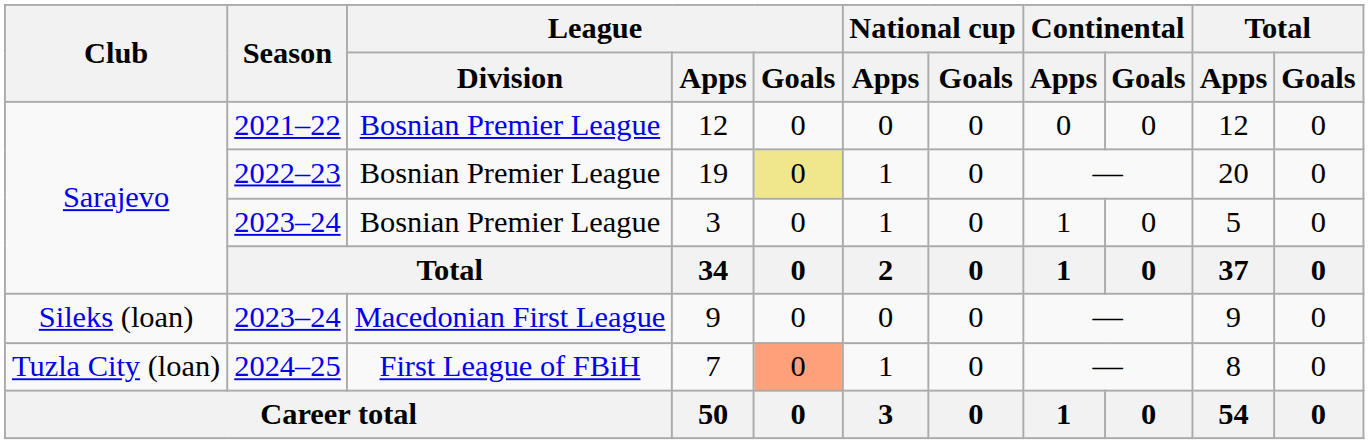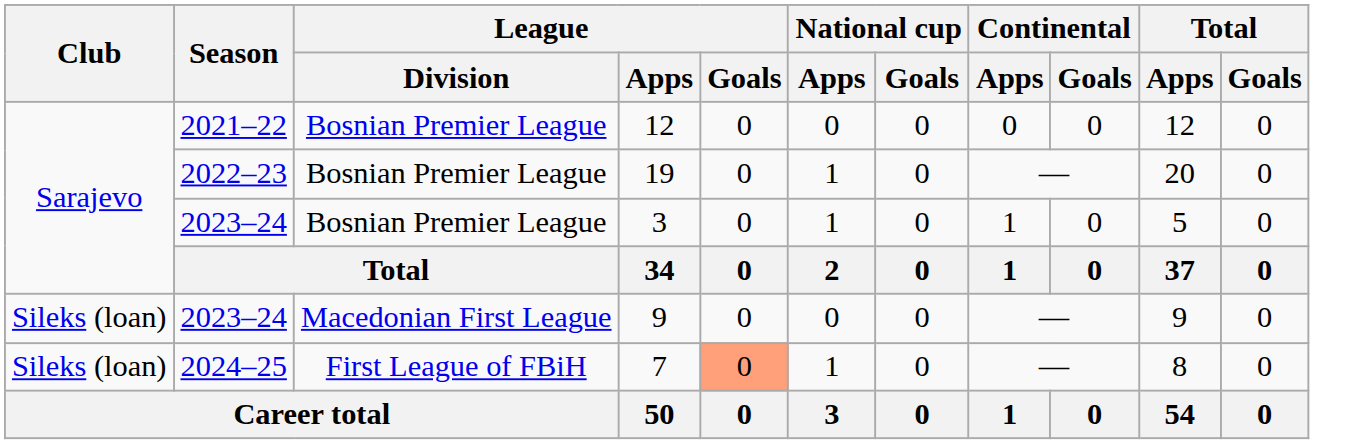(798, 173) khaki background -> (744, 173) no background
(116, 366) Tuzla City (loan) -> (89, 366) Sileks (loan)
